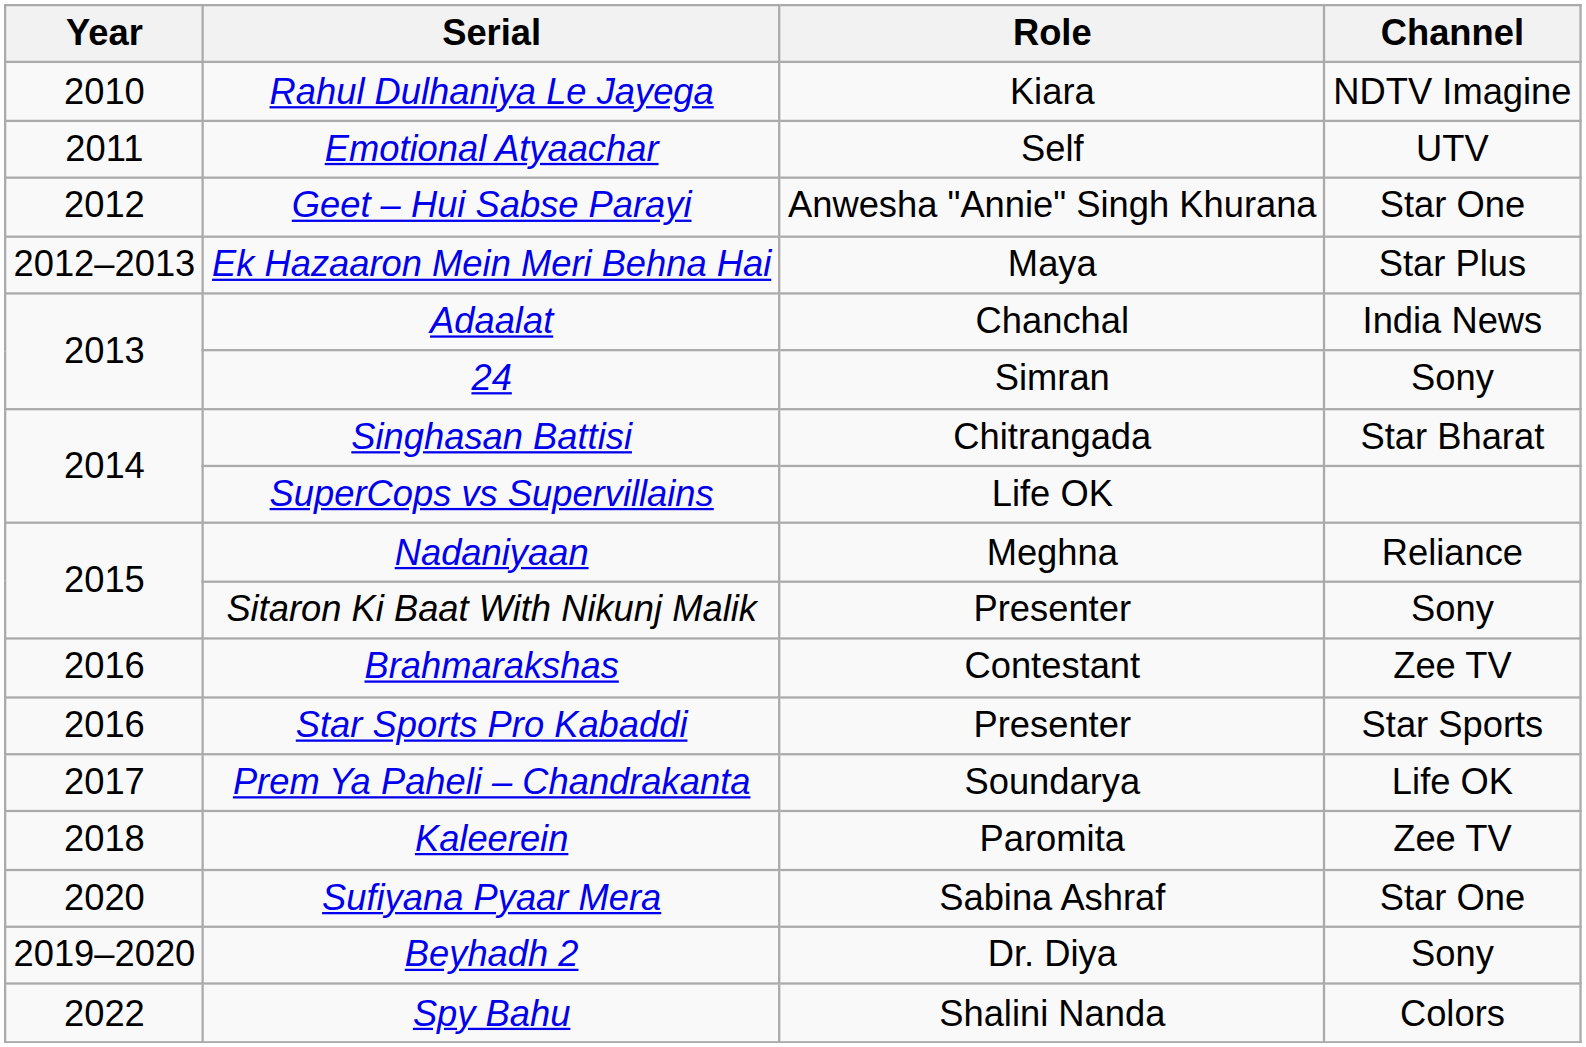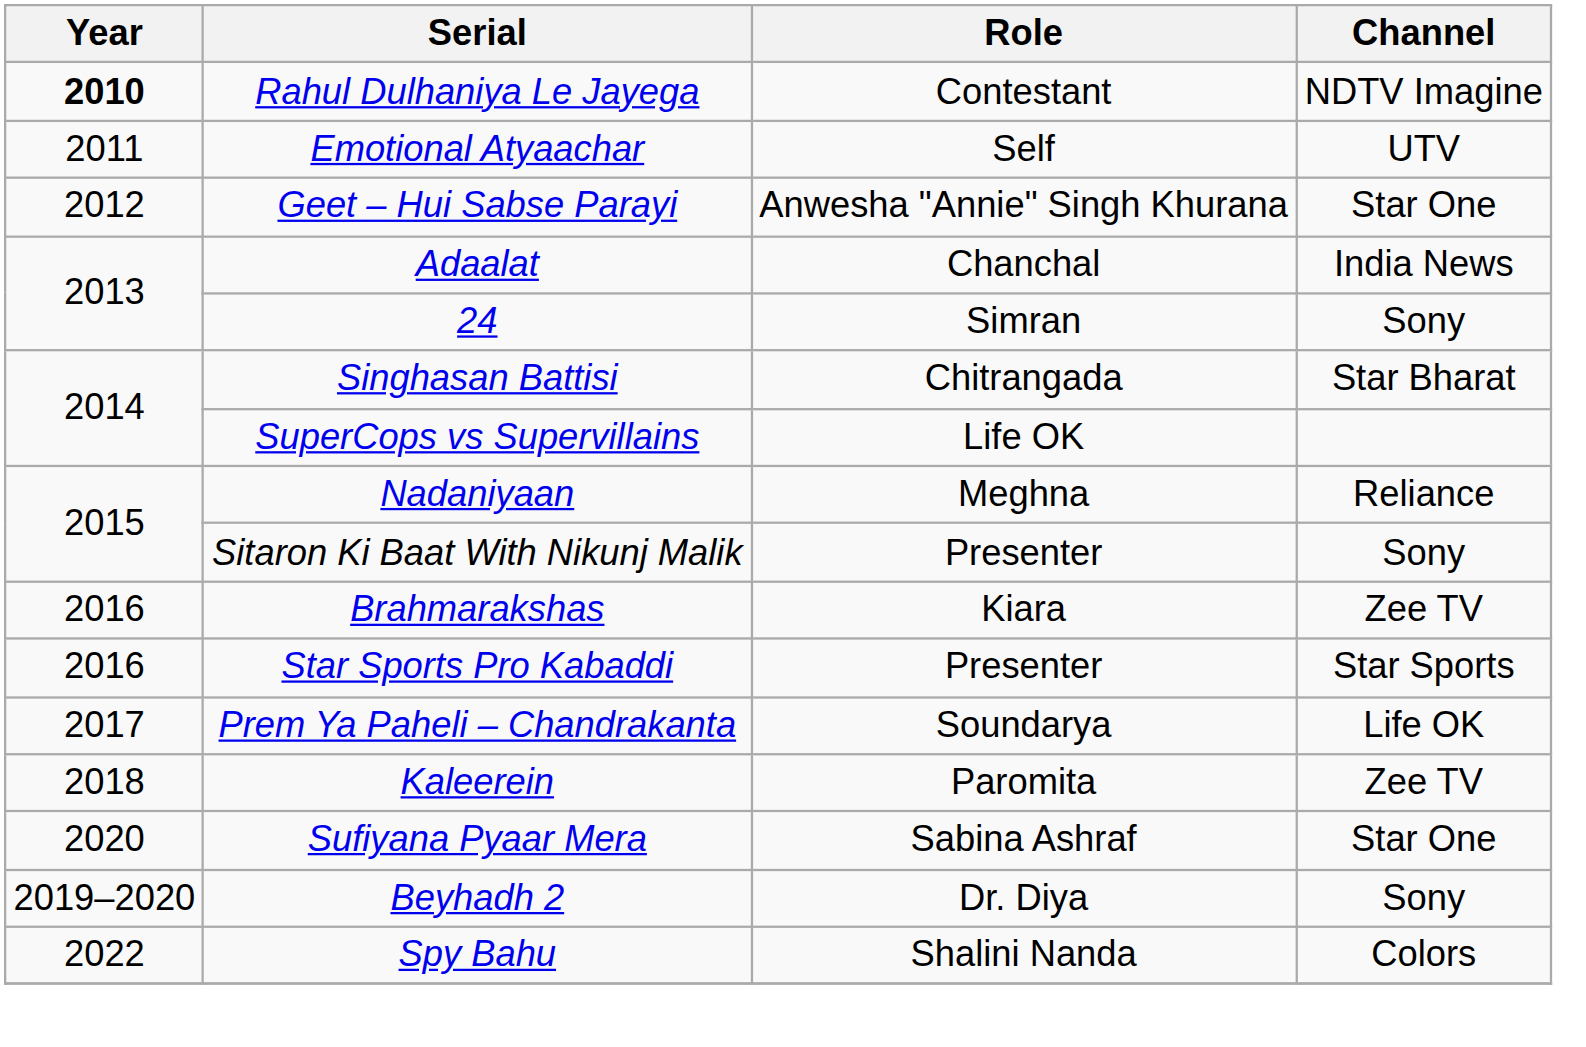(104, 90) normal -> (104, 90) bold
(1052, 90) Kiara -> (1024, 90) Contestant
- row: (492, 263)
(1052, 666) Contestant -> (1024, 609) Kiara
